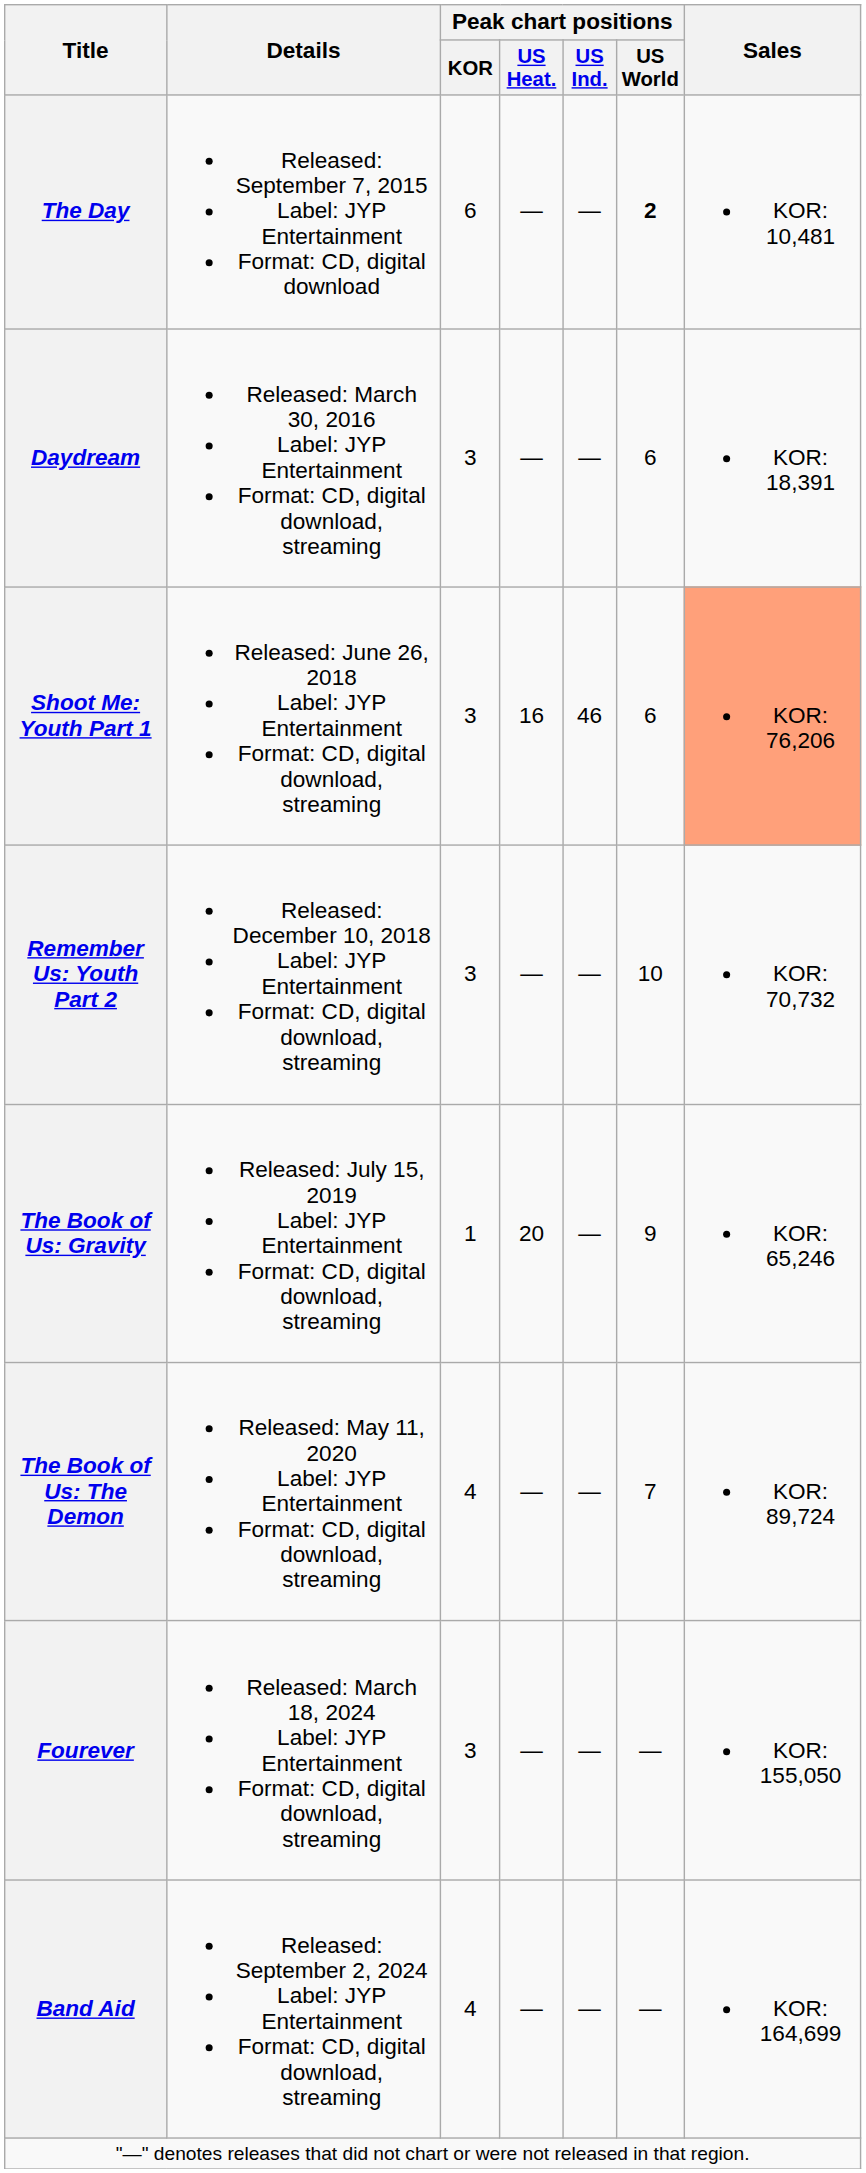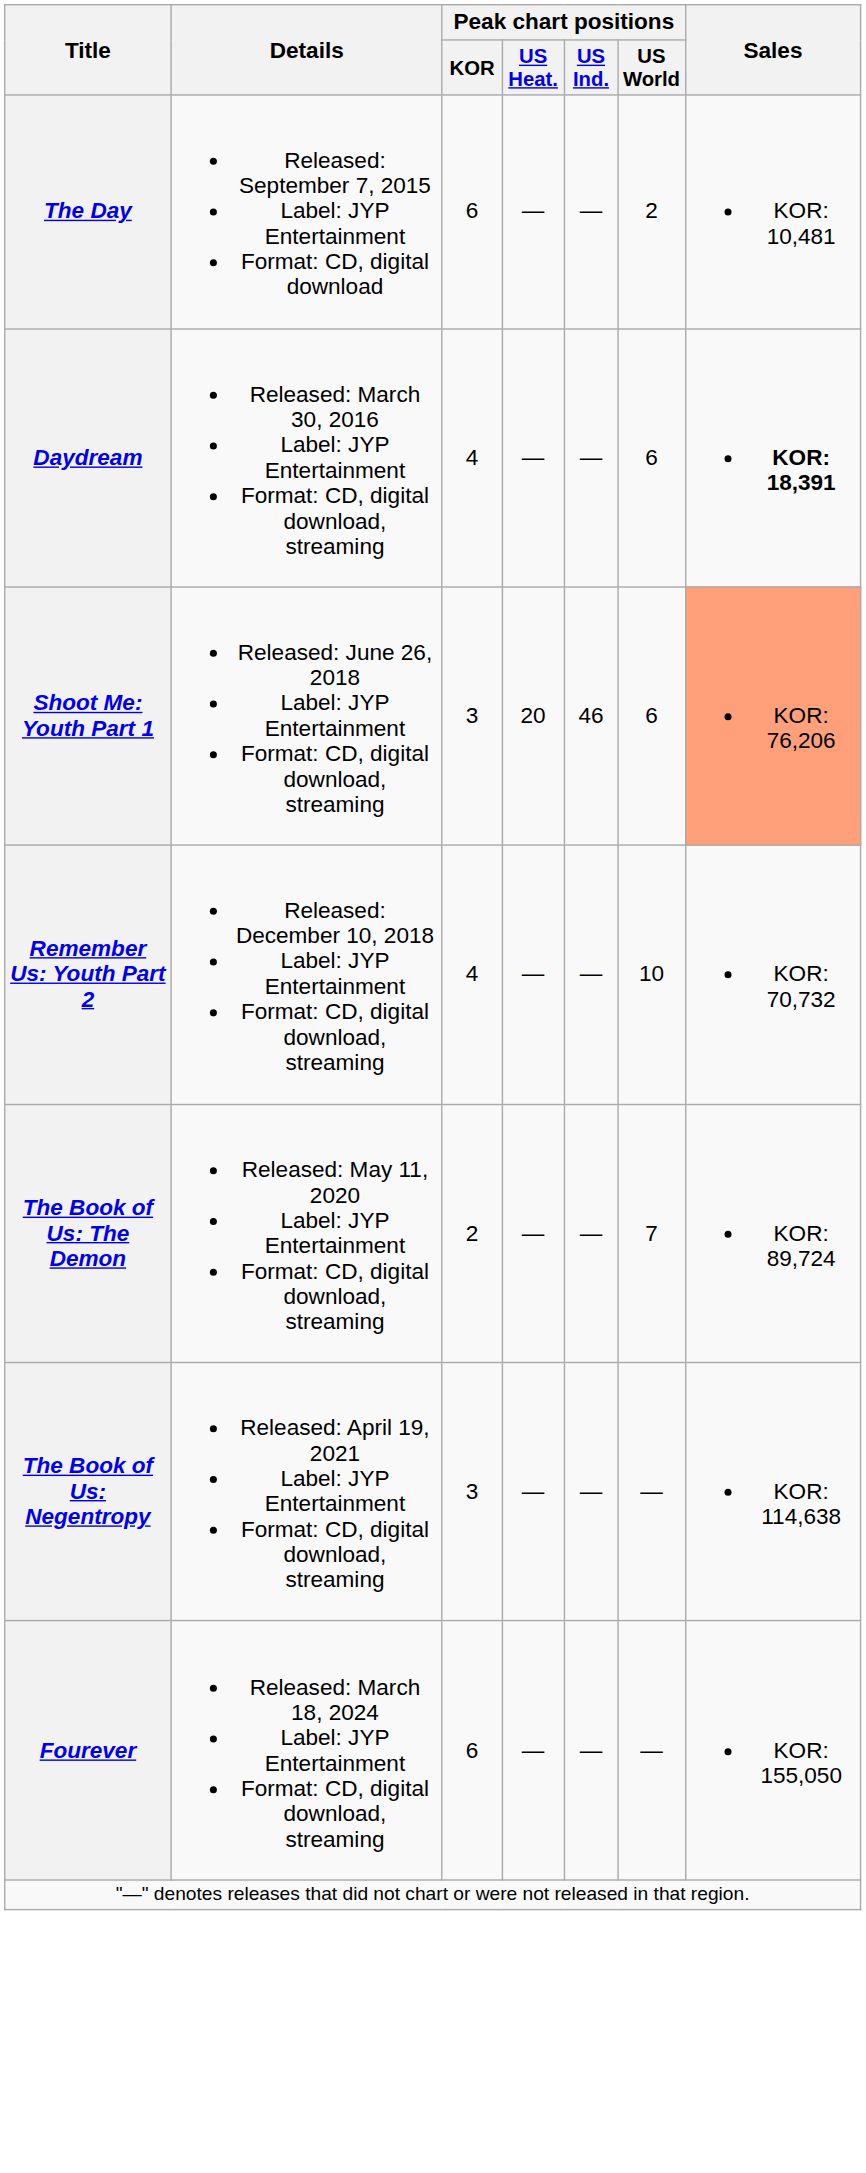(650, 211) bold -> (651, 211) normal
(470, 457) 3 -> (472, 457) 4
(772, 470) normal -> (773, 470) bold
(531, 715) 16 -> (533, 715) 20
(470, 974) 3 -> (472, 974) 4
- row: (86, 1233)
(470, 1491) 4 -> (472, 1233) 2
+ row: (88, 1491)
(470, 1750) 3 -> (472, 1750) 6
- row: (86, 2008)
